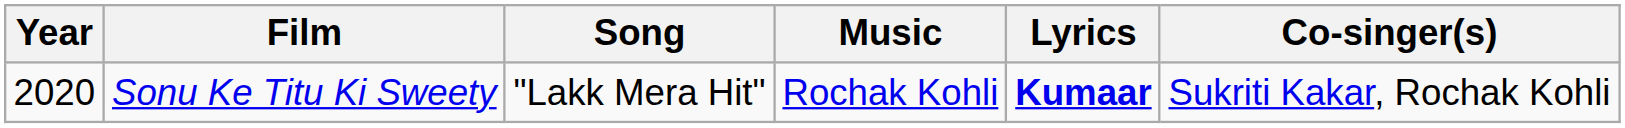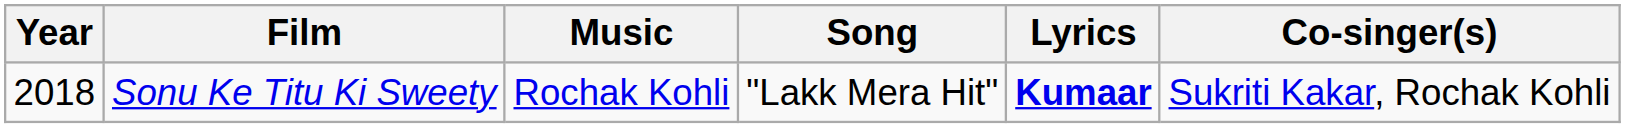columns swapped: (640, 33) <-> (890, 33)
(54, 91) 2020 -> (54, 91) 2018
